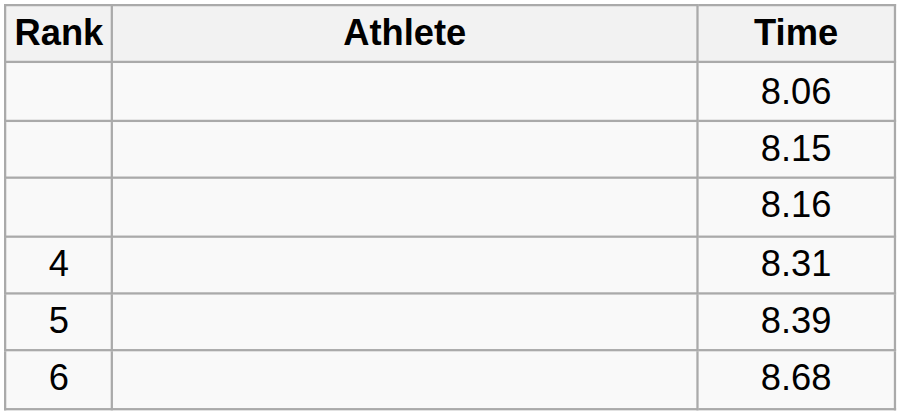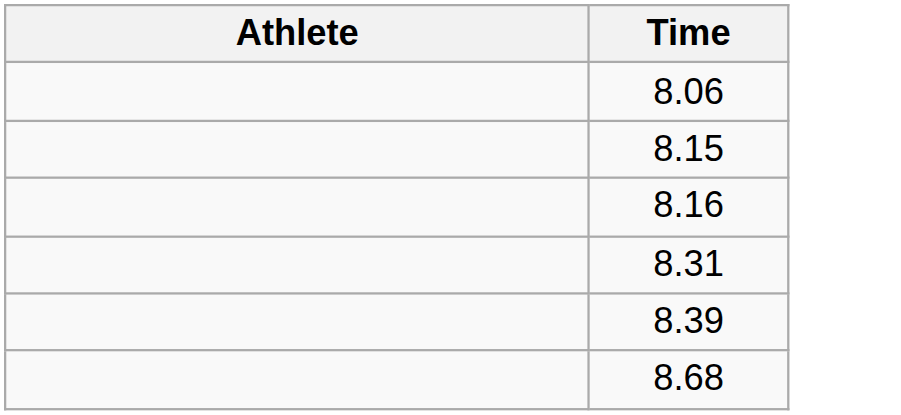- column: (59, 33)
